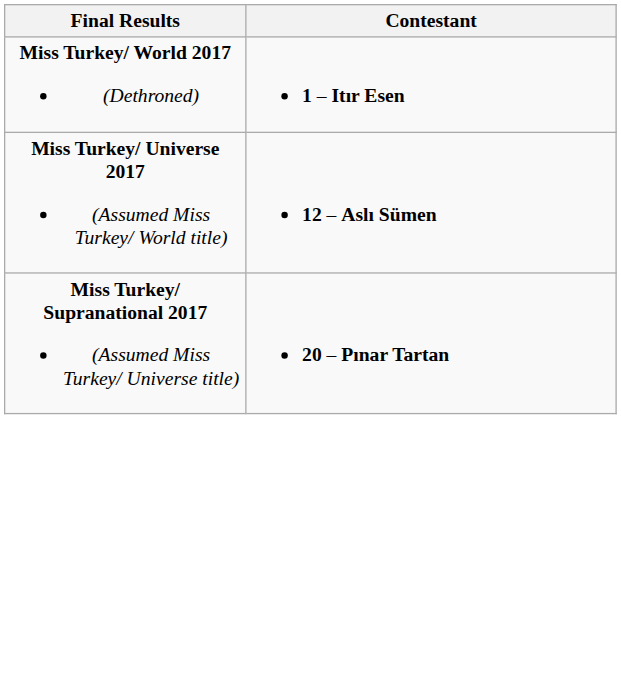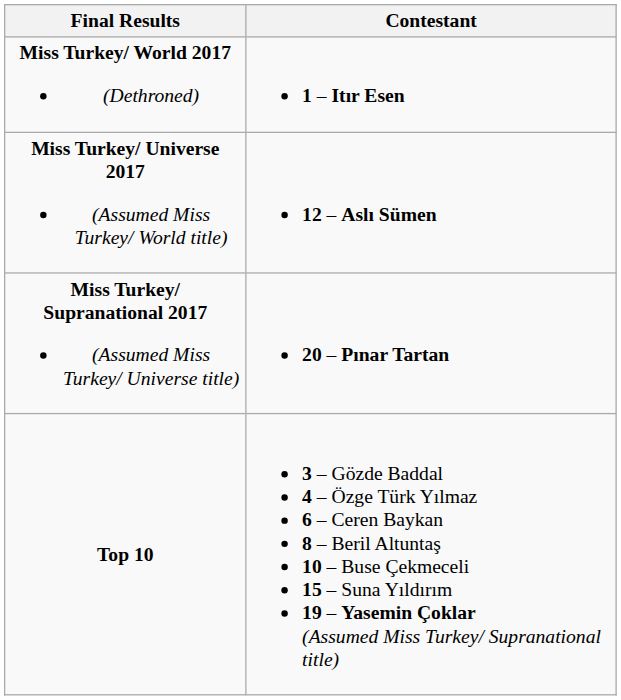+ row: (125, 554)
